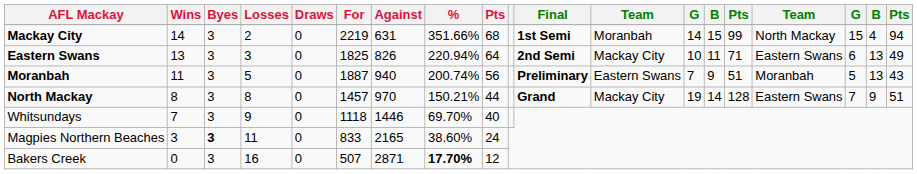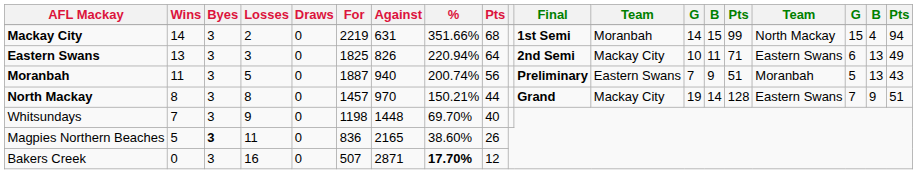(353, 117) 1118 -> (354, 117) 1198
(389, 117) 1446 -> (389, 117) 1448
(174, 138) 3 -> (174, 138) 5
(351, 138) 833 -> (351, 138) 836
(492, 138) 24 -> (492, 138) 26
